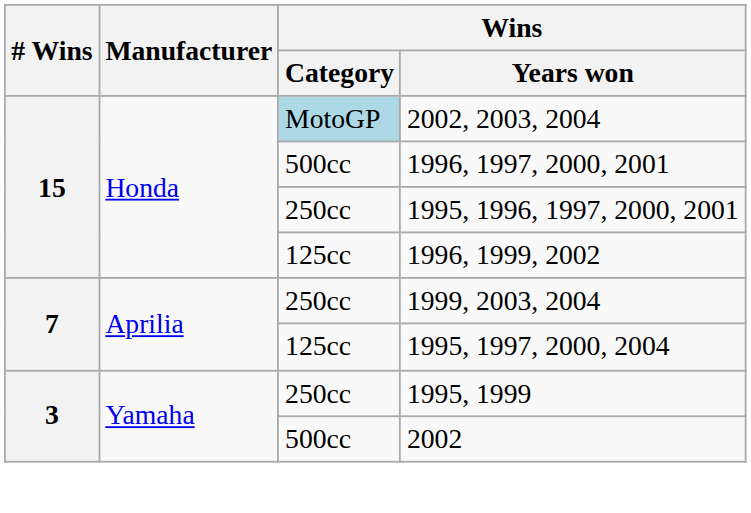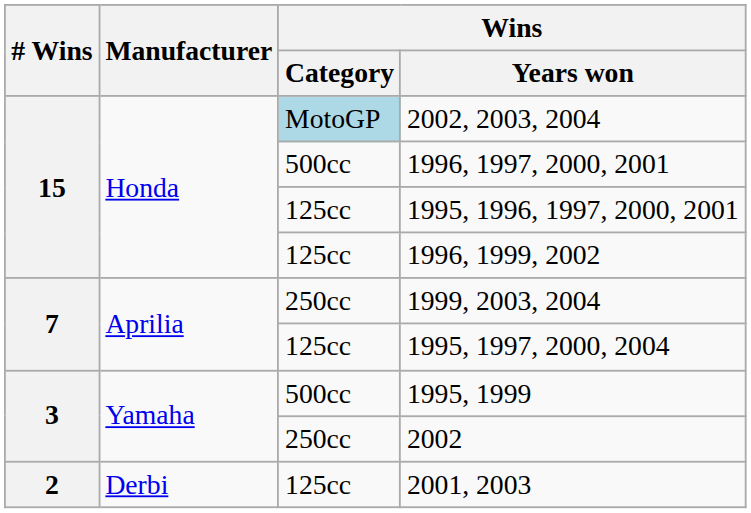(318, 209) 250cc -> (318, 209) 125cc
(318, 392) 250cc -> (318, 392) 500cc
(318, 438) 500cc -> (318, 438) 250cc
+ row: (469, 483)
